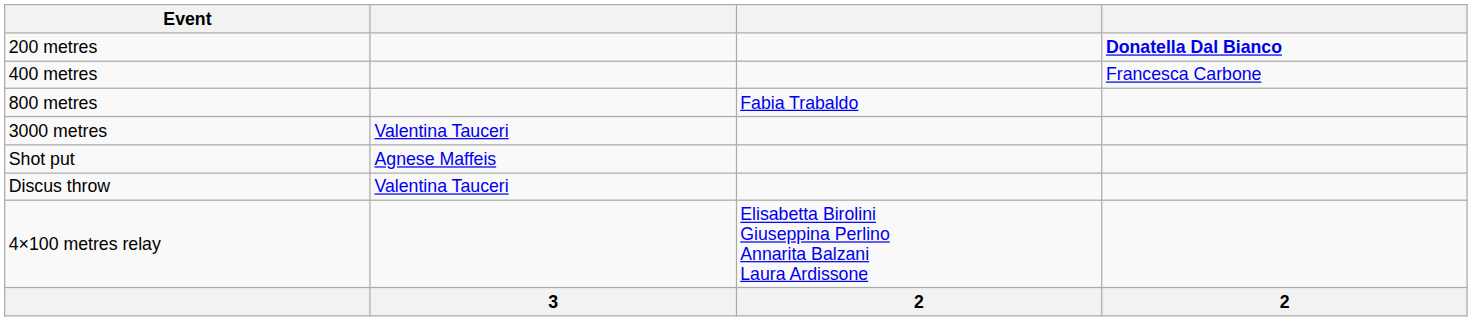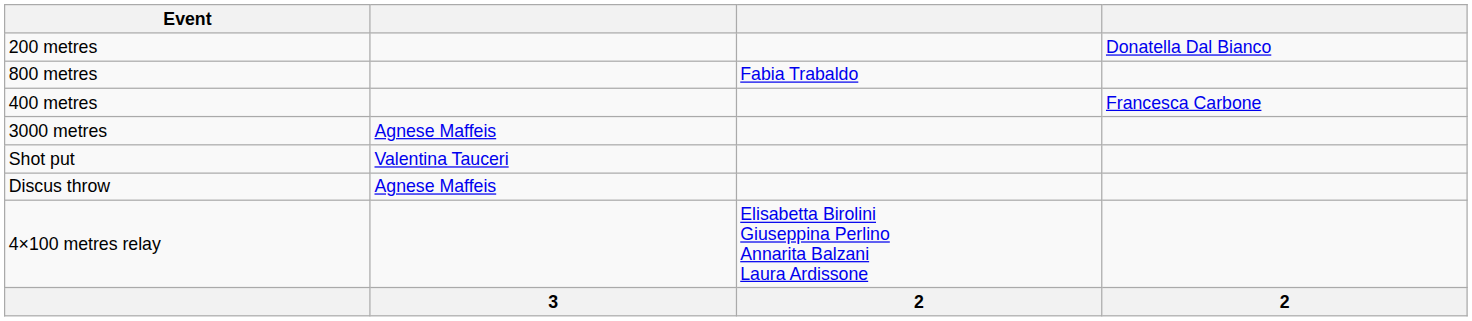(1194, 47) bold -> (1189, 47) normal
rows swapped: (53, 75) <-> (53, 103)
(442, 131) Valentina Tauceri -> (435, 131) Agnese Maffeis
(435, 159) Agnese Maffeis -> (442, 159) Valentina Tauceri
(442, 187) Valentina Tauceri -> (435, 187) Agnese Maffeis
